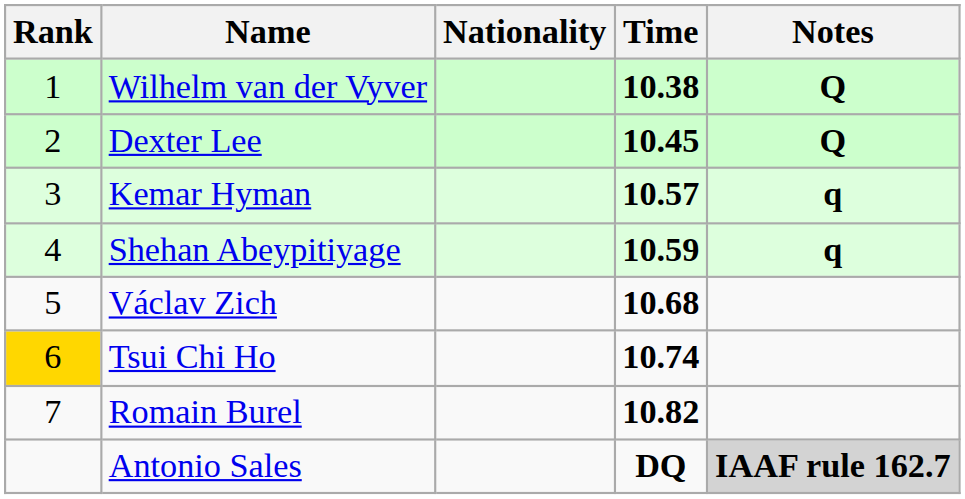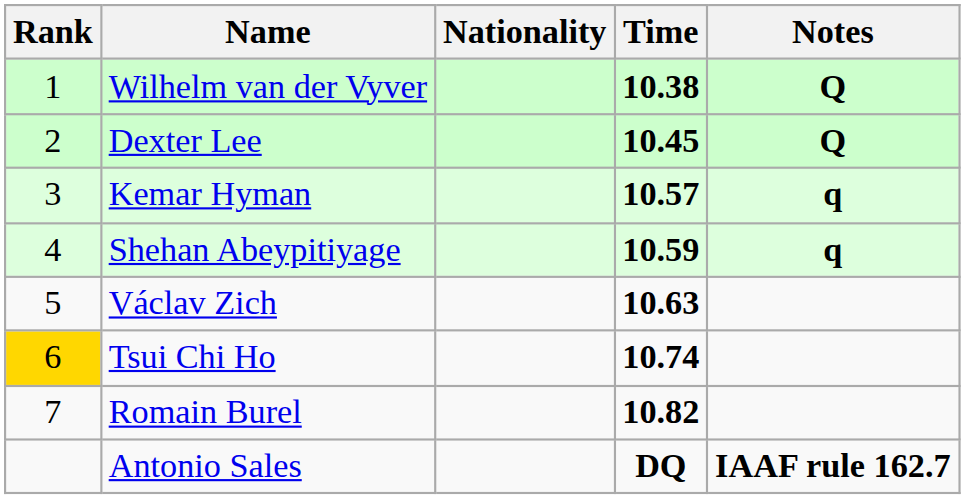(661, 303) 10.68 -> (661, 303) 10.63
(833, 466) lightgrey background -> (833, 466) no background
